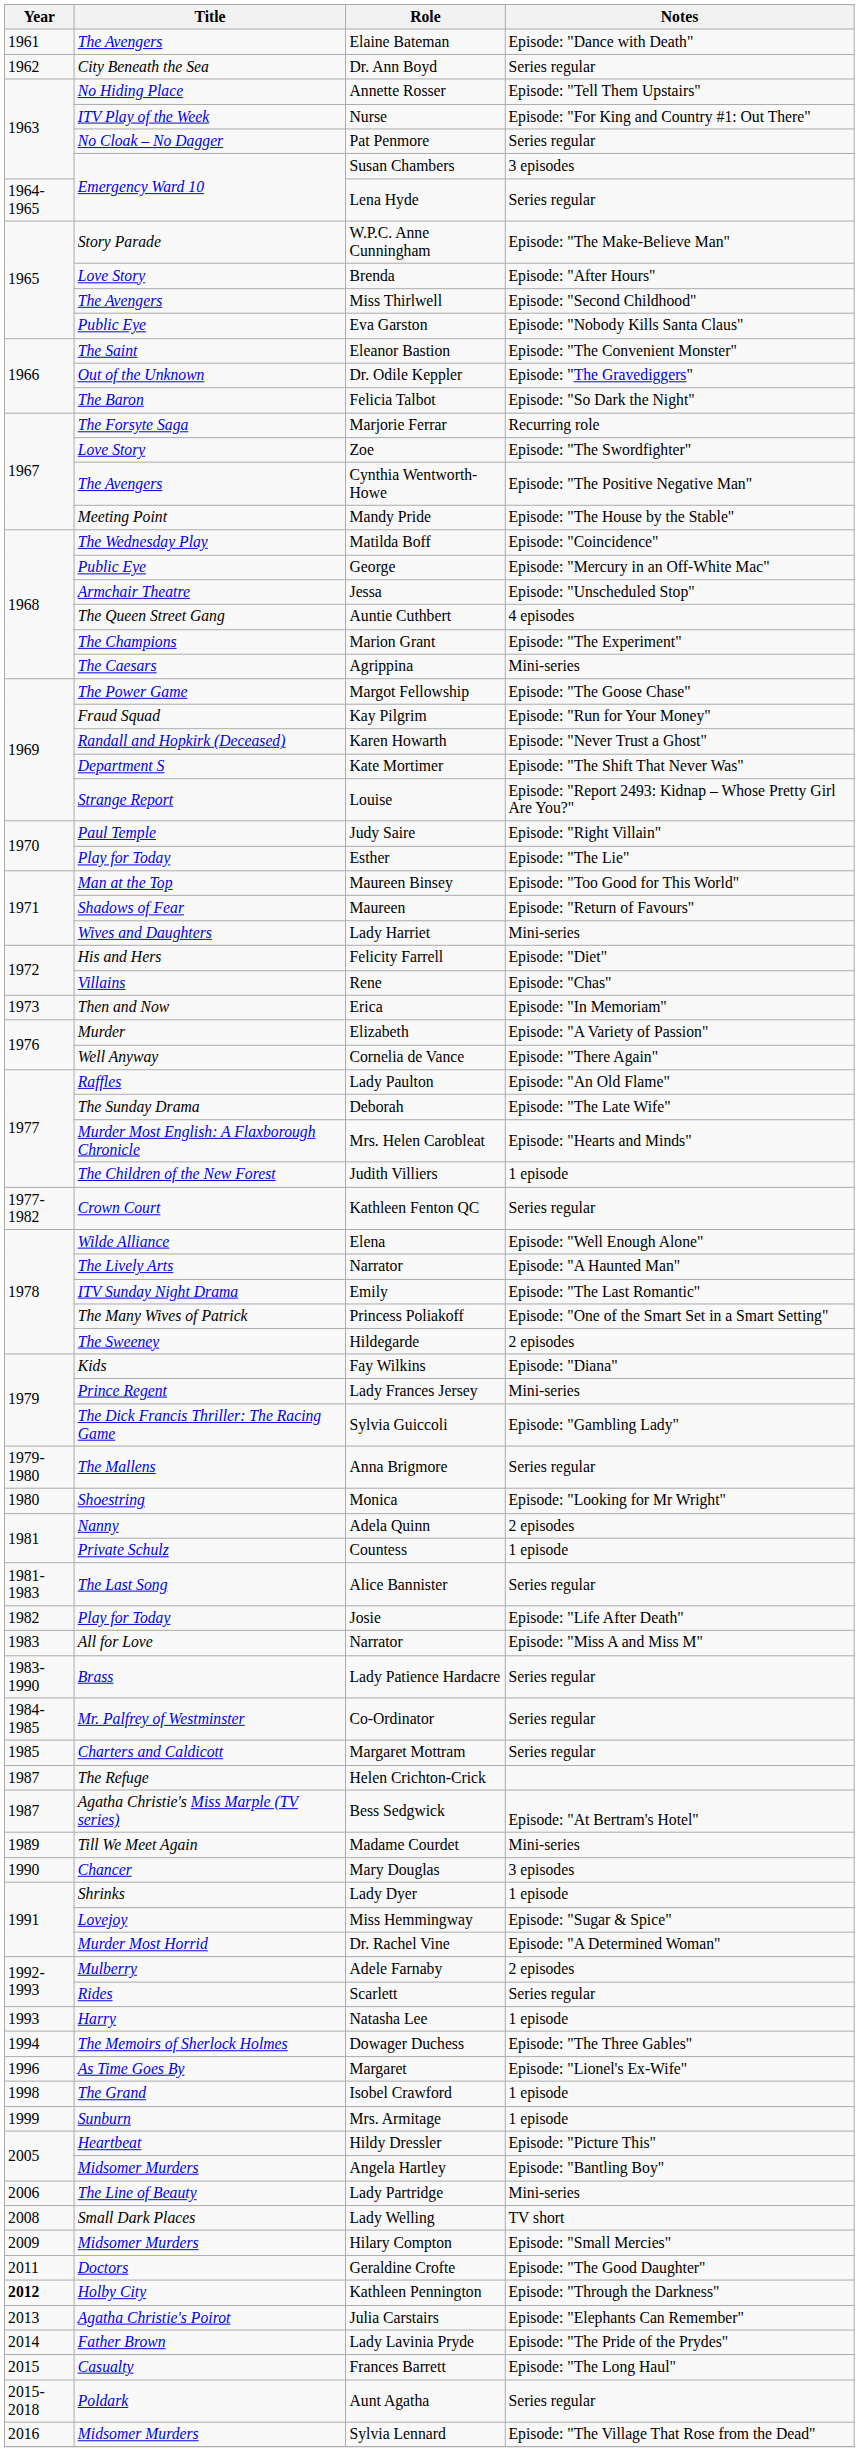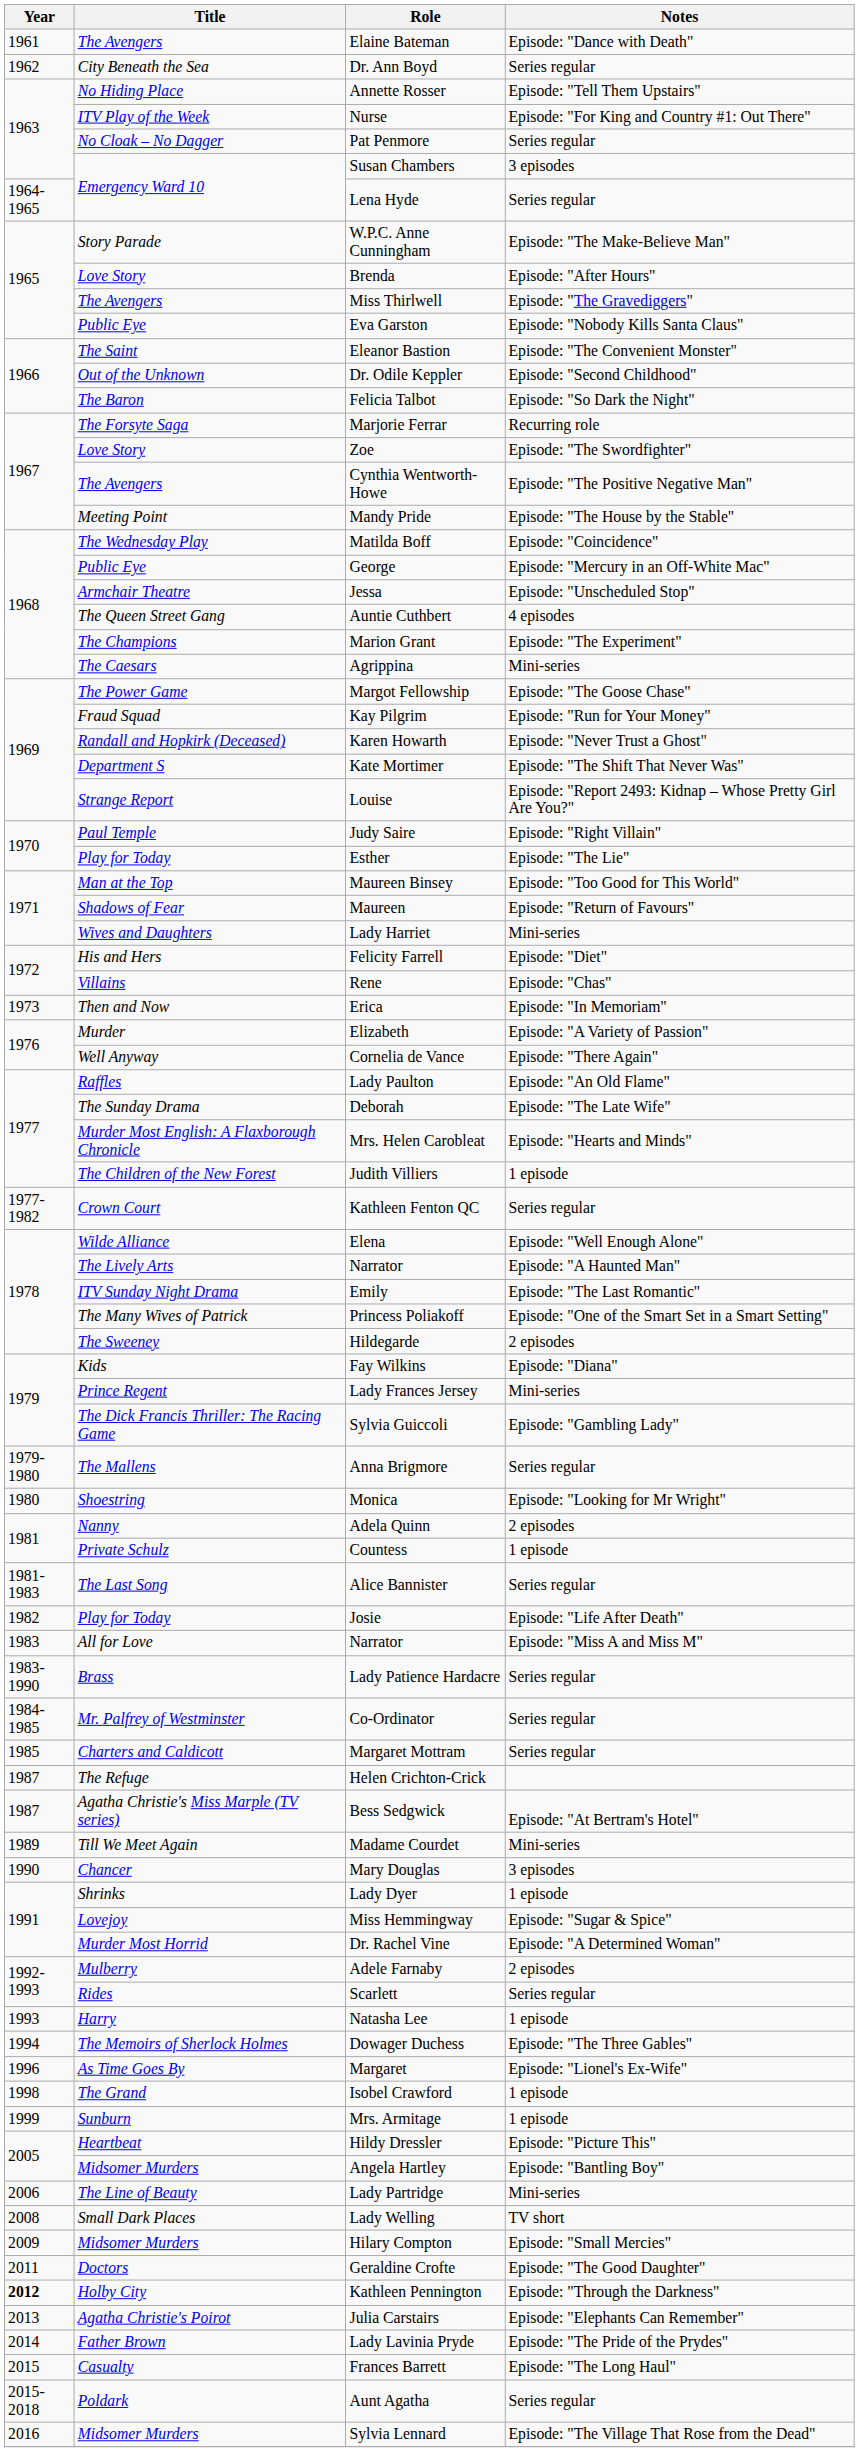(602, 300) Episode: "Second Childhood" -> (601, 300) Episode: "The Gravediggers"
(601, 375) Episode: "The Gravediggers" -> (602, 375) Episode: "Second Childhood"
